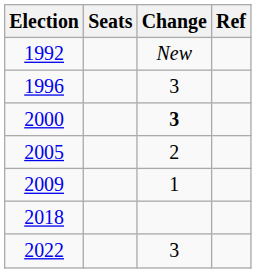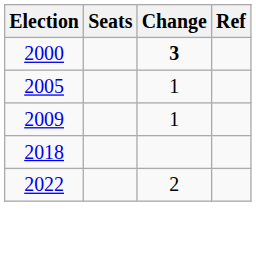- row: (44, 53)
- row: (44, 86)
(174, 152) 2 -> (174, 86) 1
(174, 250) 3 -> (174, 185) 2
